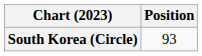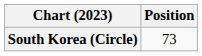(169, 39) 93 -> (169, 39) 73
